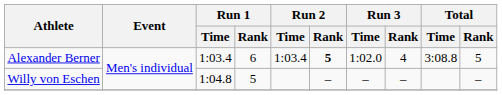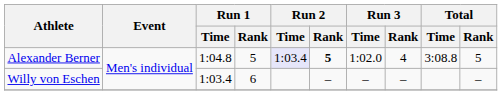(215, 58) 1:03.4 -> (215, 58) 1:04.8
(253, 58) 6 -> (253, 58) 5
(290, 58) no background -> (290, 58) lavender background
(215, 79) 1:04.8 -> (215, 79) 1:03.4
(253, 79) 5 -> (253, 79) 6
